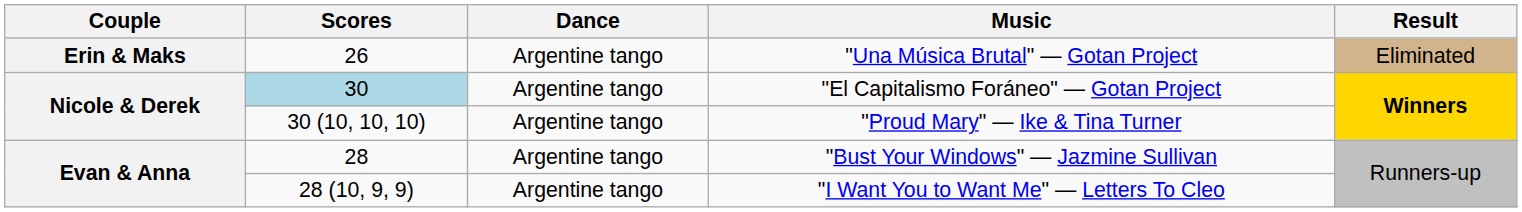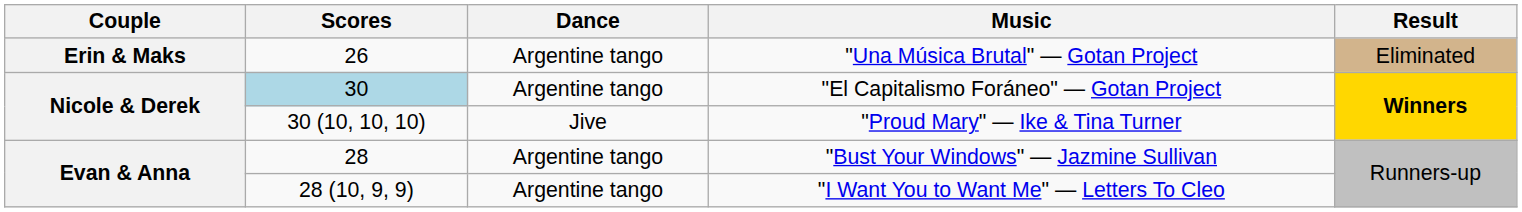(588, 122) Argentine tango -> (588, 122) Jive
